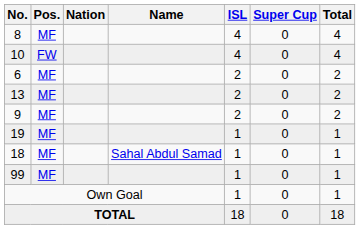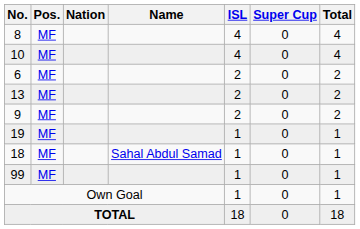(47, 55) FW -> (47, 55) MF
